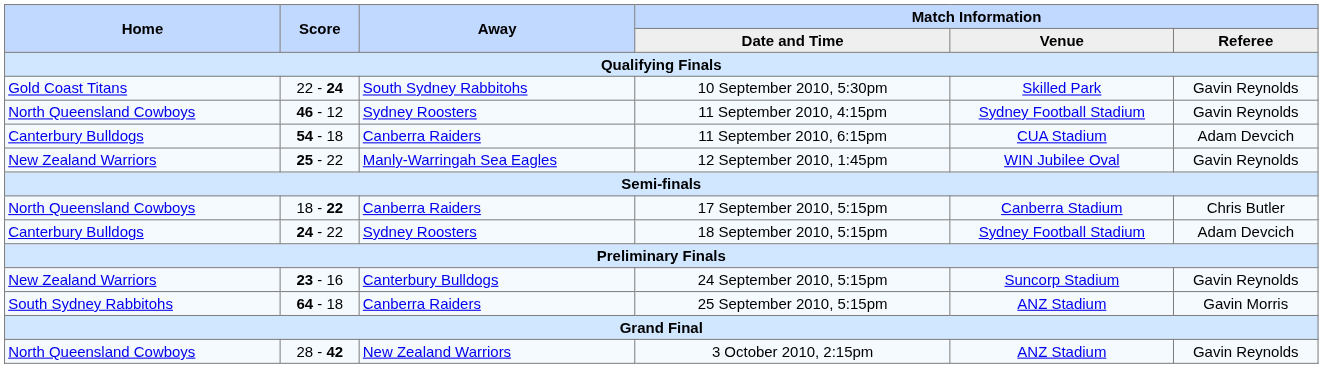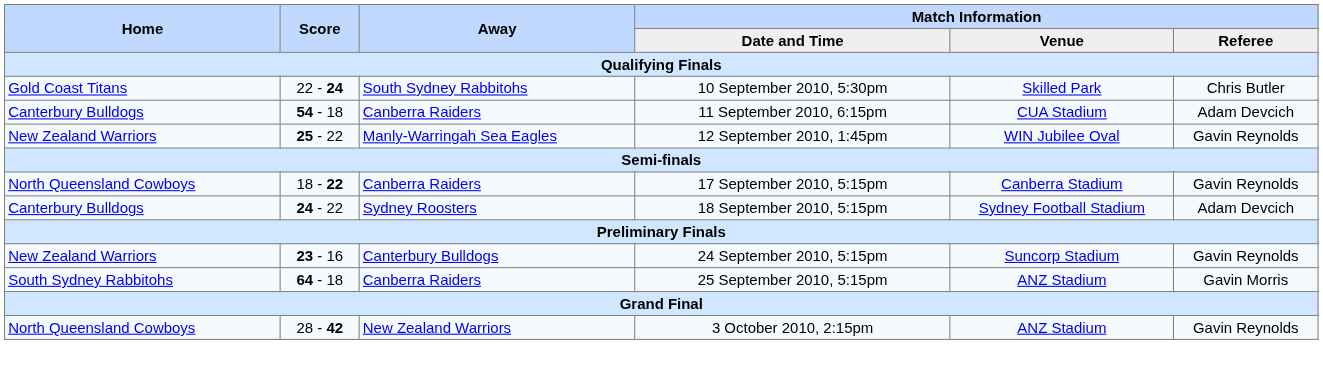(1246, 88) Gavin Reynolds -> (1246, 88) Chris Butler
- row: (793, 112)
(1246, 208) Chris Butler -> (1246, 184) Gavin Reynolds
